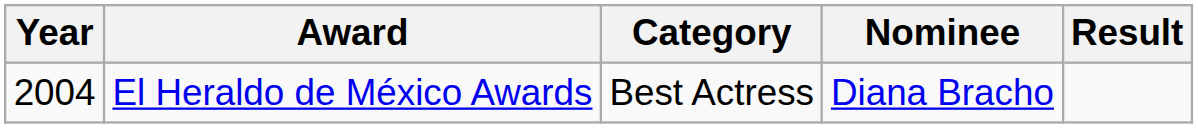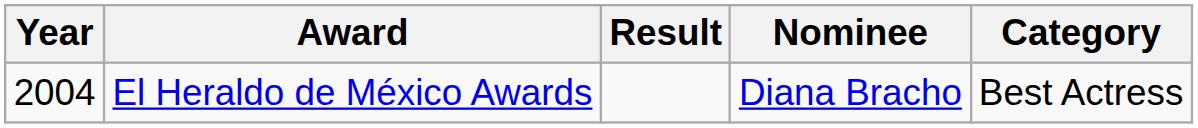columns swapped: (712, 33) <-> (1127, 33)
